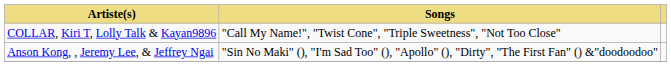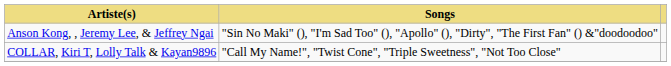rows swapped: (112, 33) <-> (110, 52)
